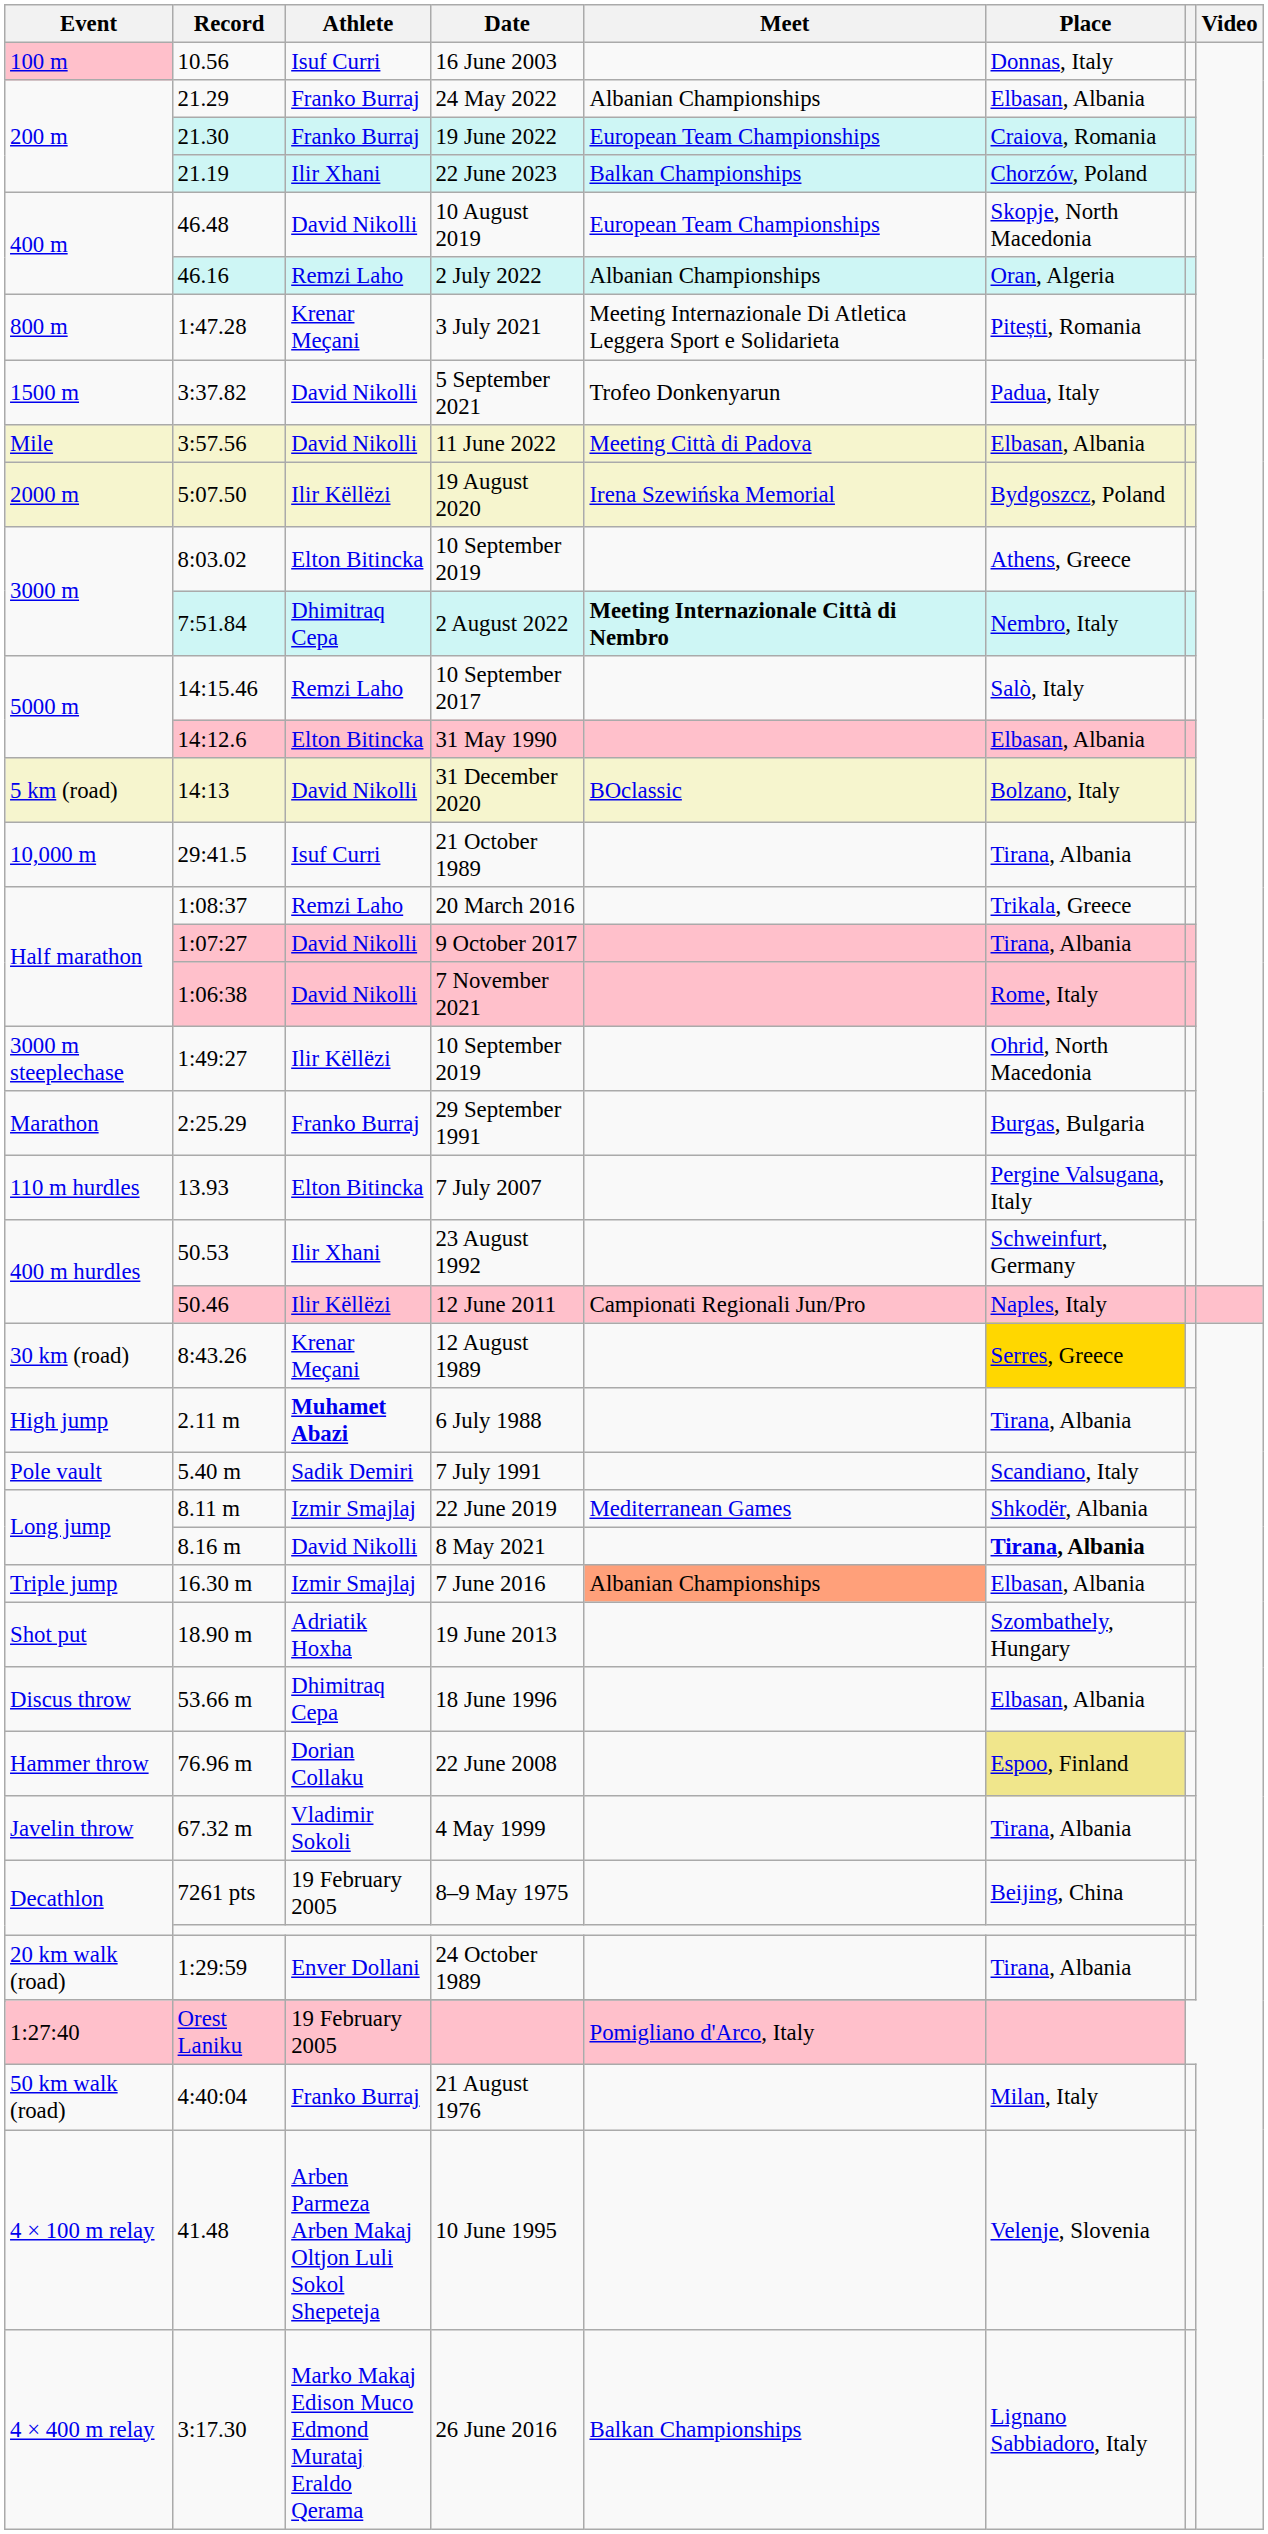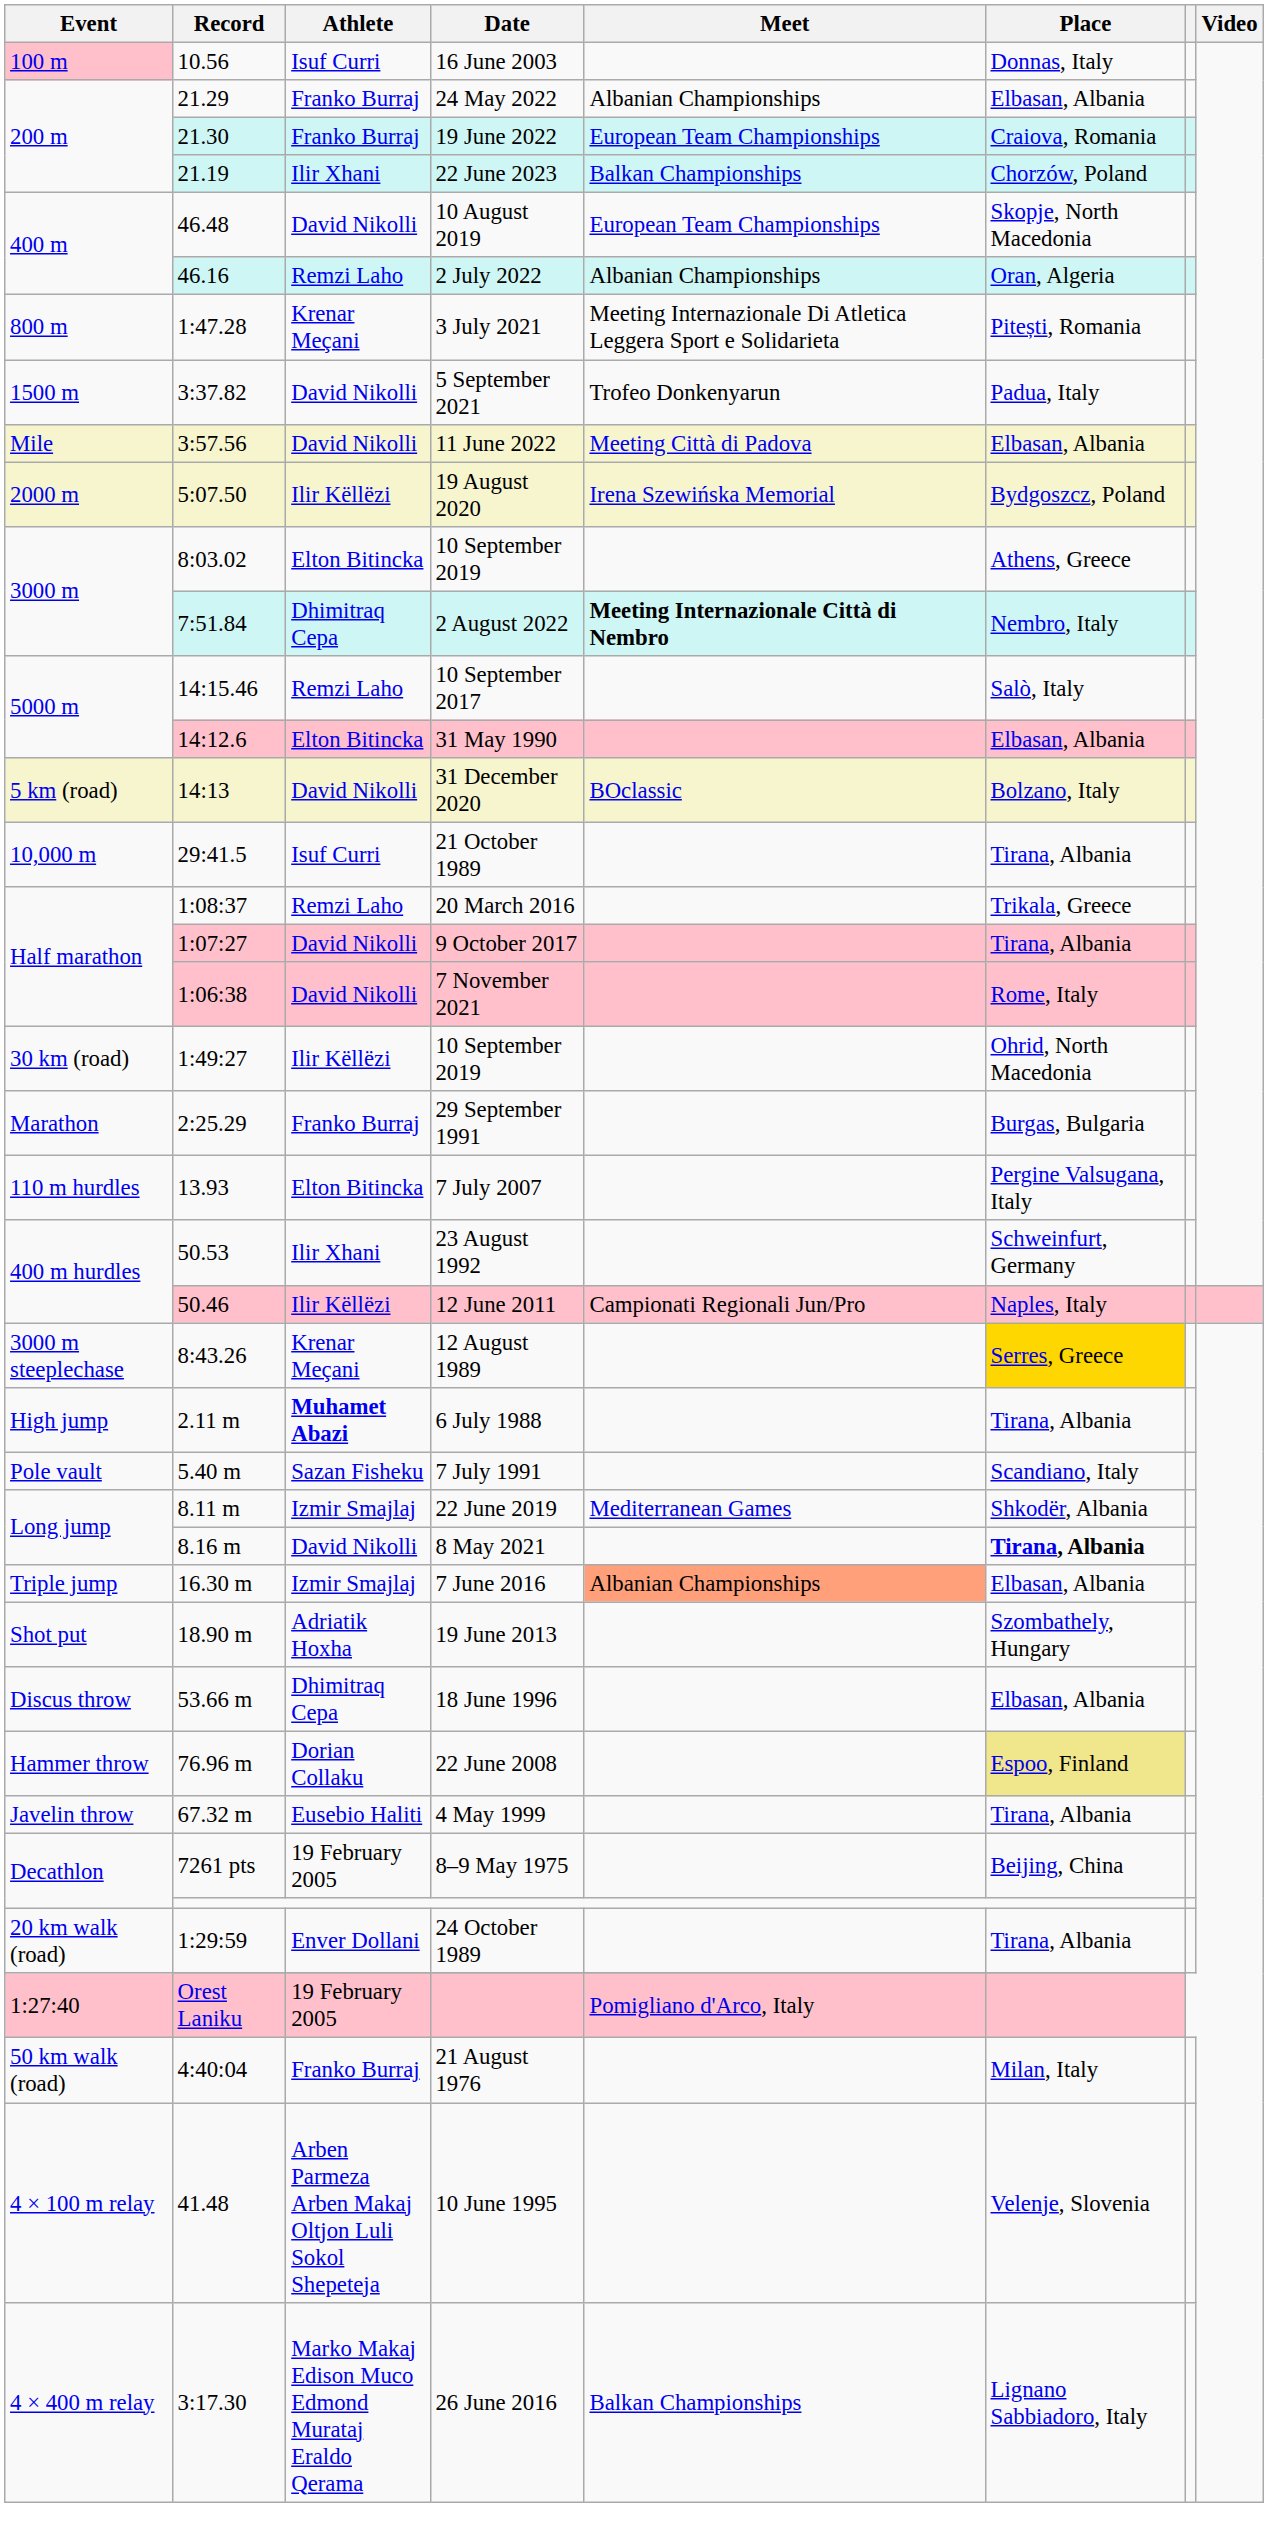(67, 1058) 3000 m steeplechase -> (70, 1058) 30 km (road)
(70, 1354) 30 km (road) -> (67, 1354) 3000 m steeplechase
(352, 1470) Sadik Demiri -> (357, 1470) Sazan Fisheku
(332, 1828) Vladimir Sokoli -> (357, 1814) Eusebio Haliti
